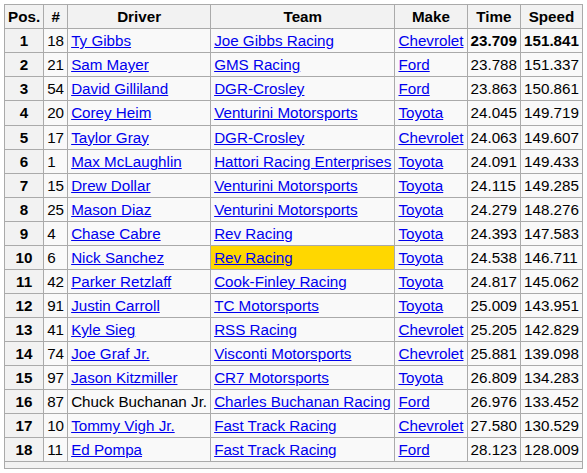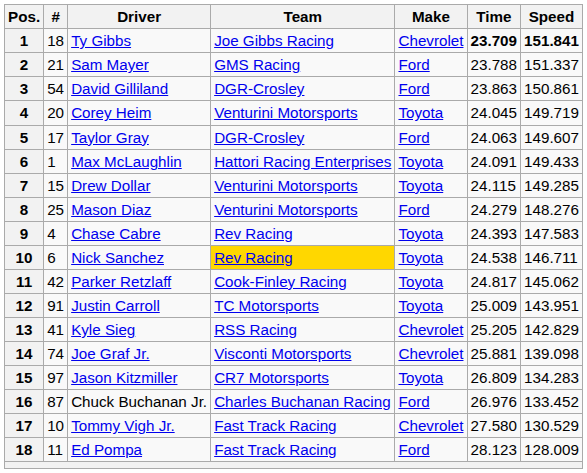(431, 137) Chevrolet -> (414, 137) Ford
(421, 209) Toyota -> (414, 209) Ford
